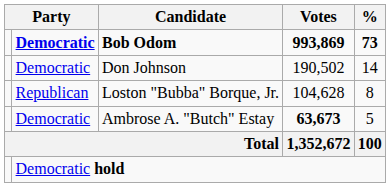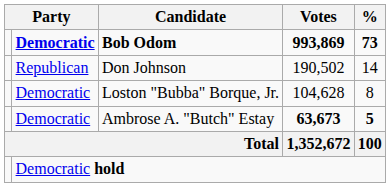(53, 67) Democratic -> (52, 67) Republican
(52, 93) Republican -> (53, 93) Democratic
(370, 118) normal -> (370, 118) bold
